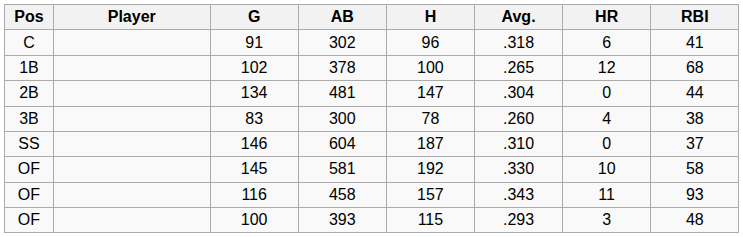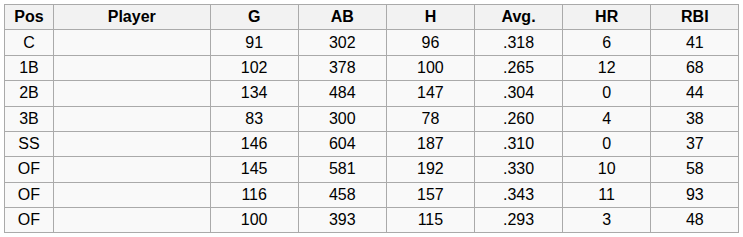(342, 93) 481 -> (342, 93) 484
